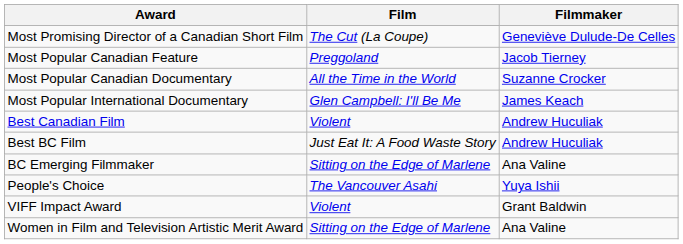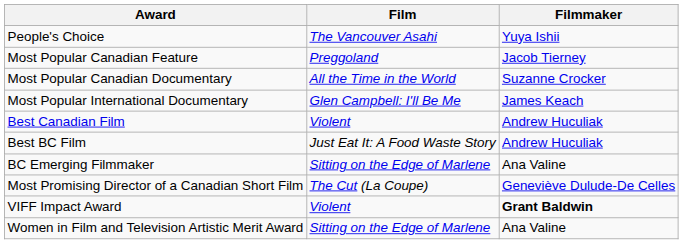rows swapped: (56, 185) <-> (155, 36)
(544, 206) normal -> (547, 206) bold
